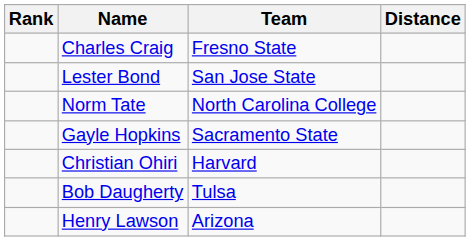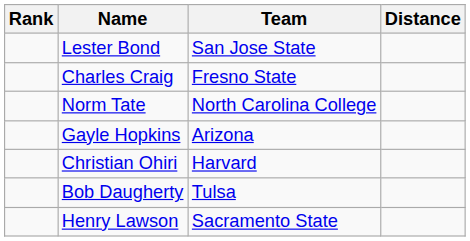rows swapped: (118, 47) <-> (111, 76)
(265, 134) Sacramento State -> (223, 134) Arizona
(223, 221) Arizona -> (265, 221) Sacramento State
